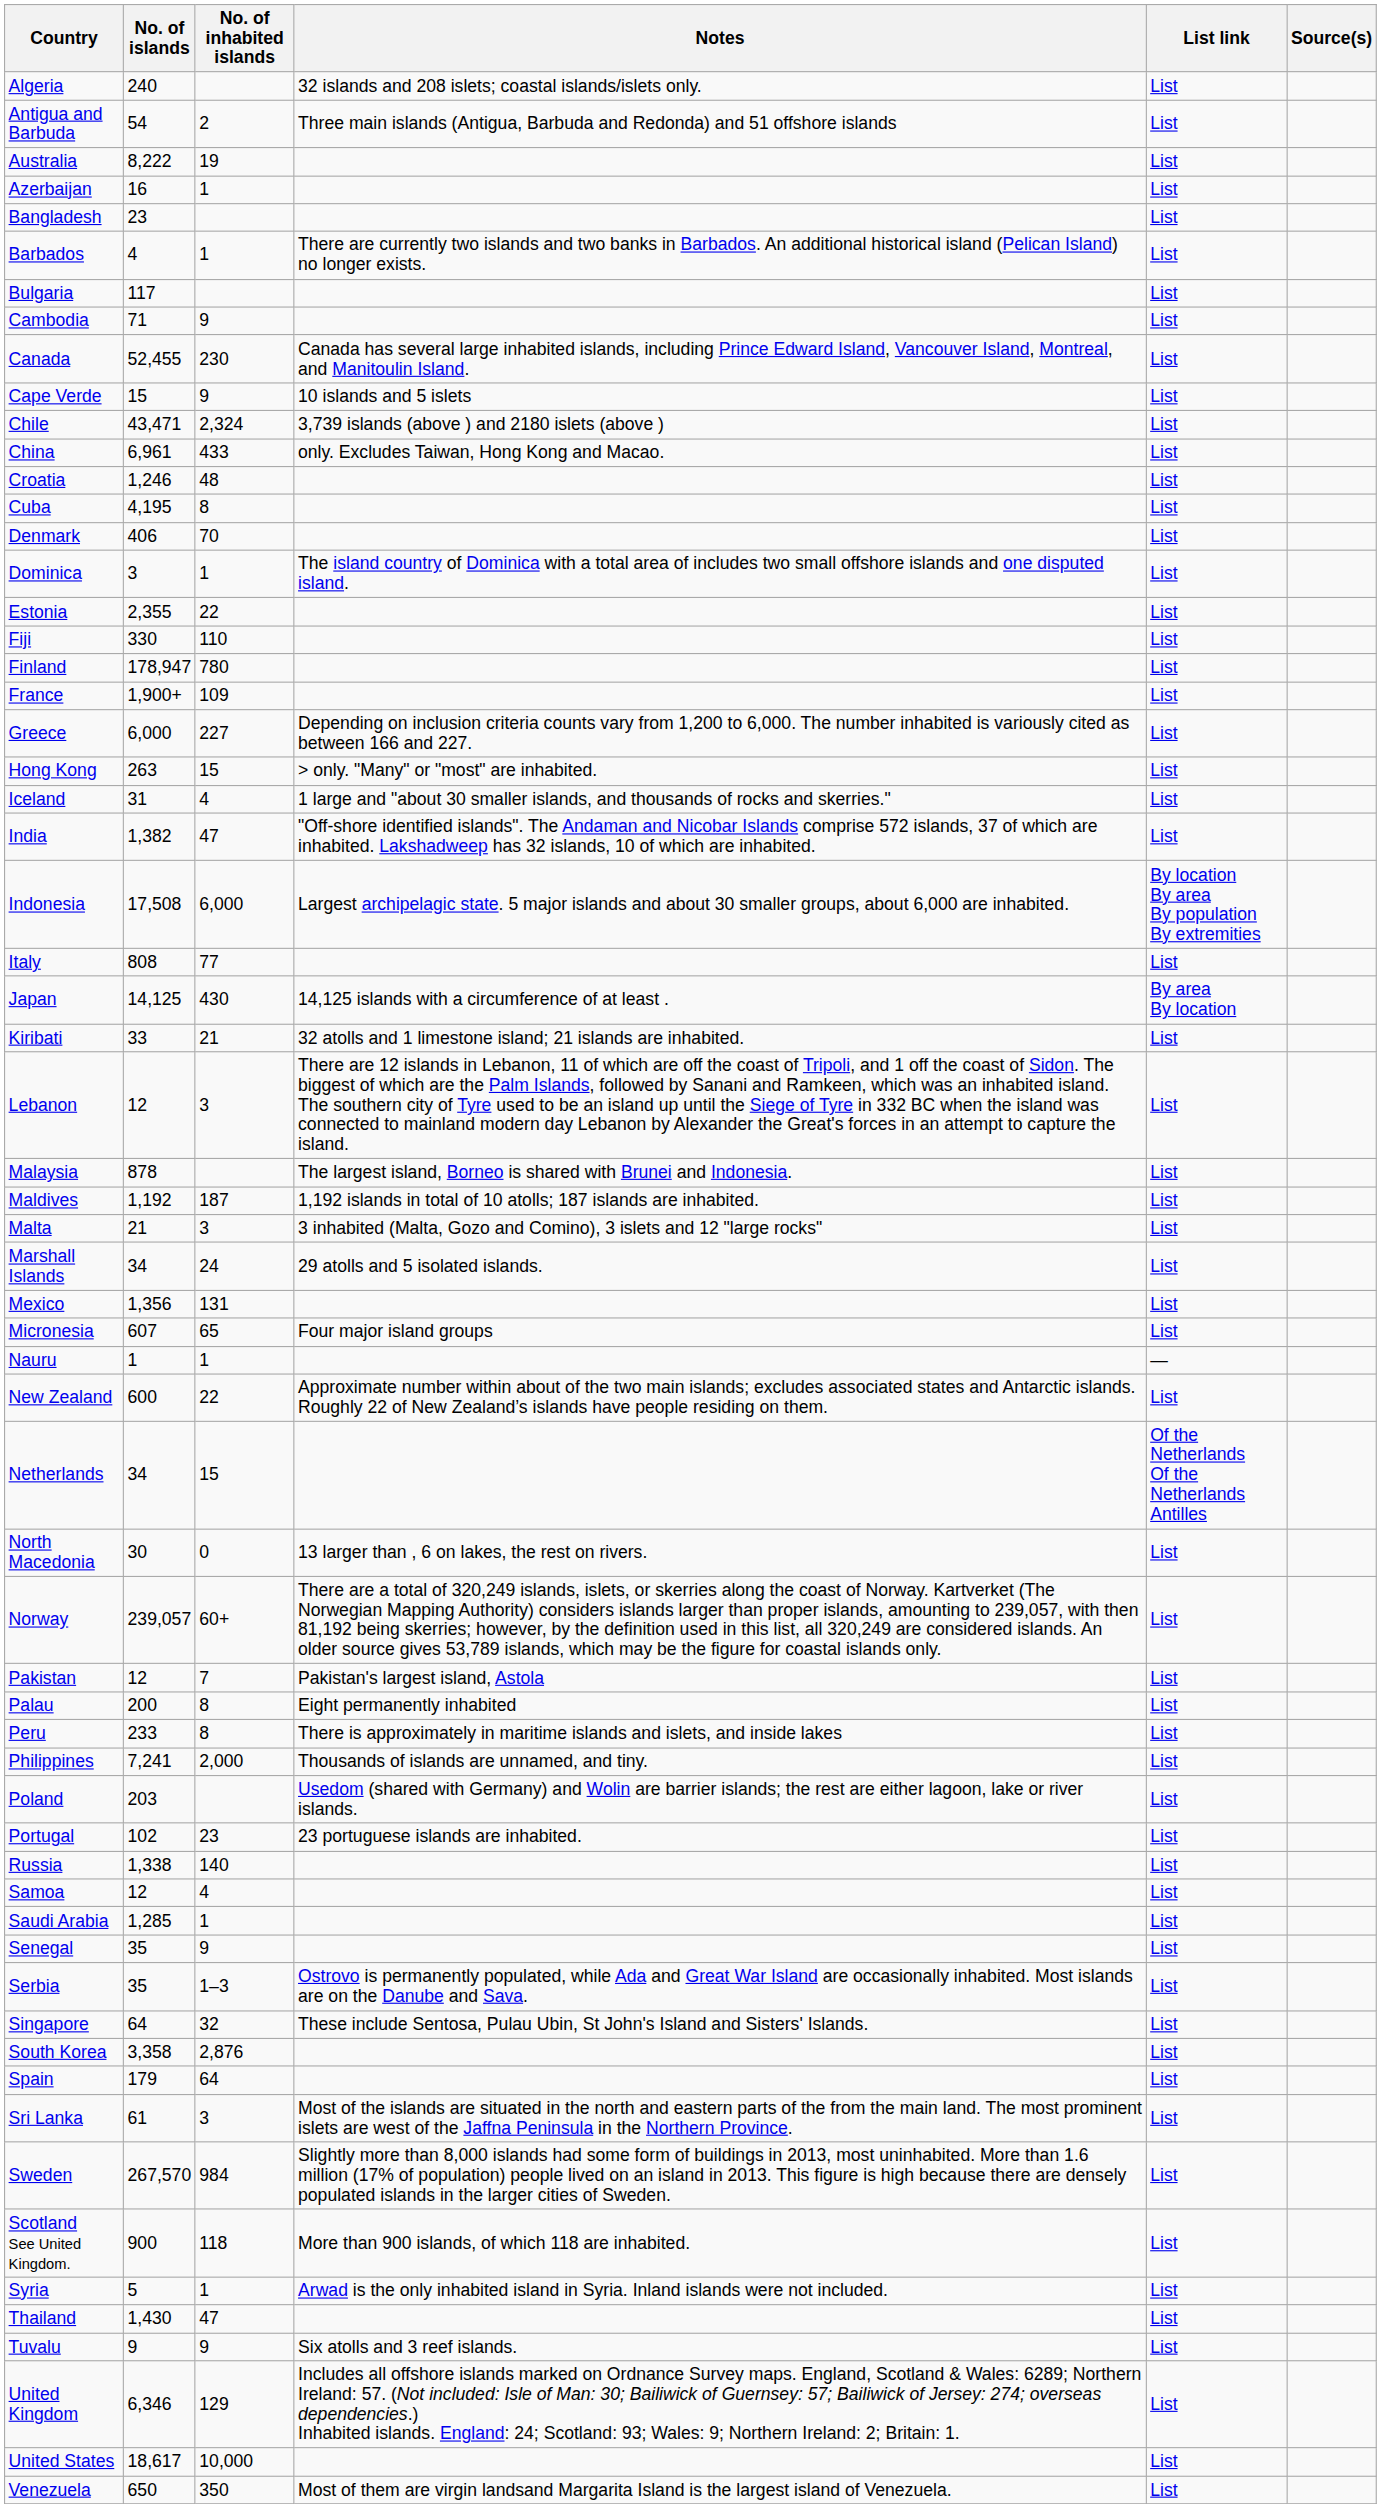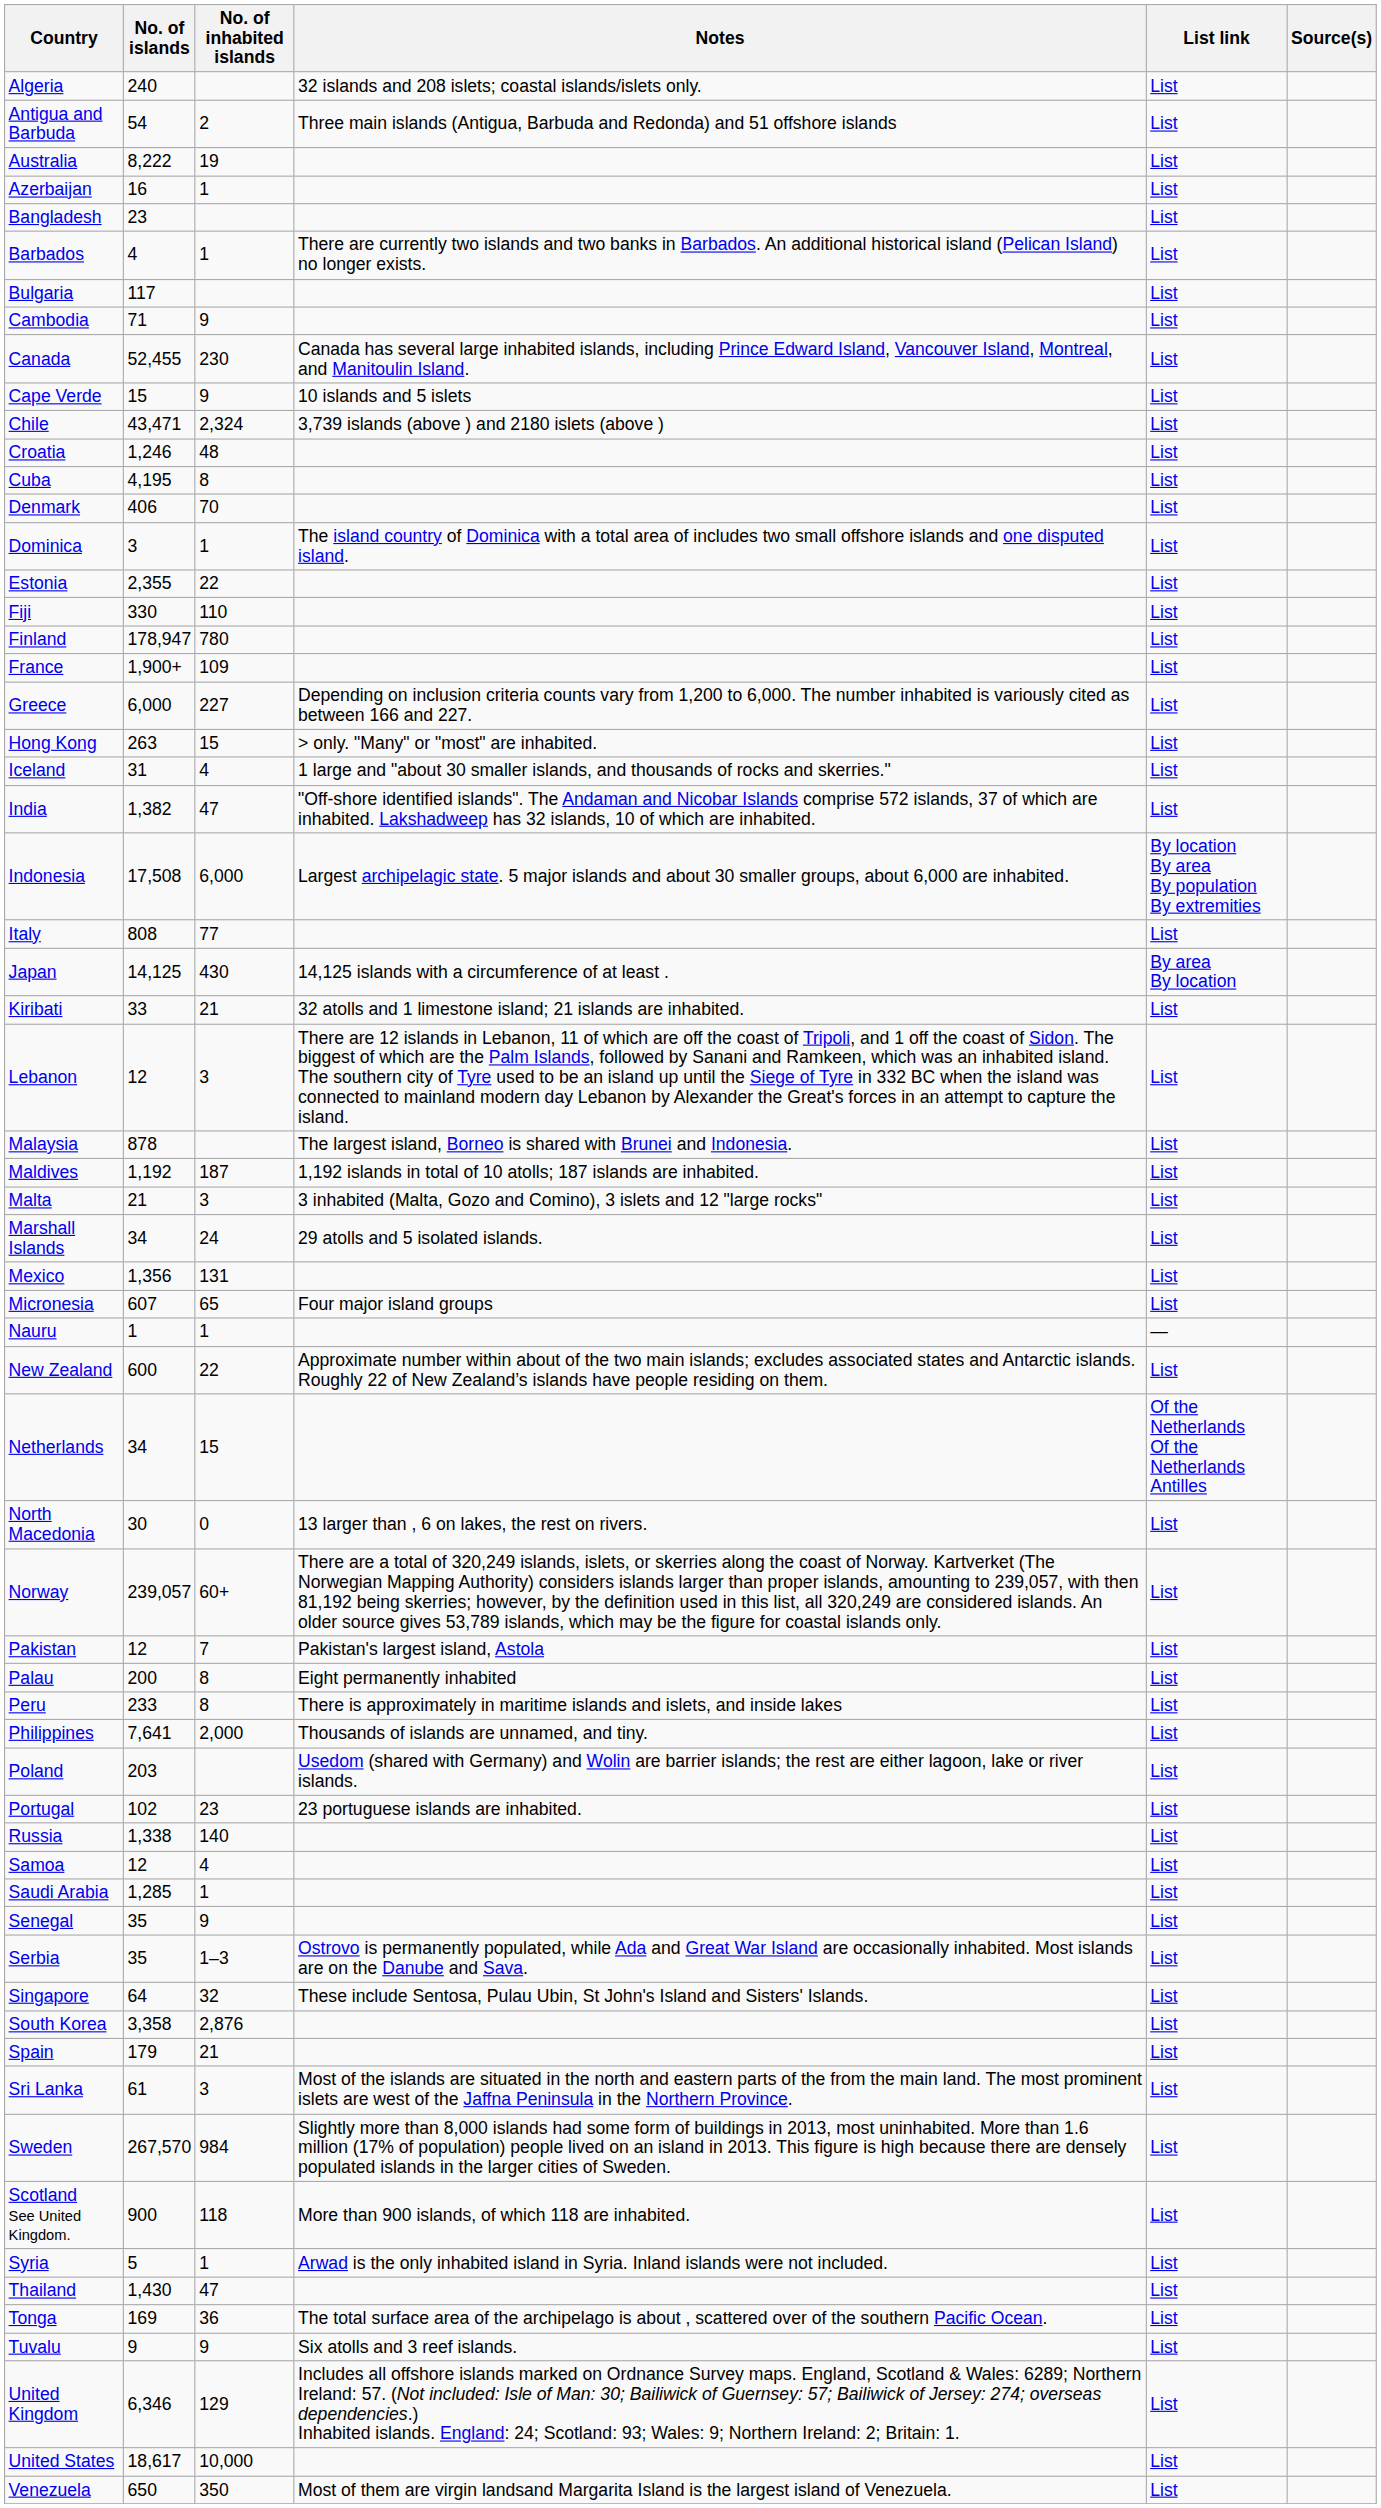- row: (32, 452)
(150, 1761) 7,241 -> (150, 1733) 7,641
(209, 2080) 64 -> (209, 2052) 21
+ row: (33, 2318)
